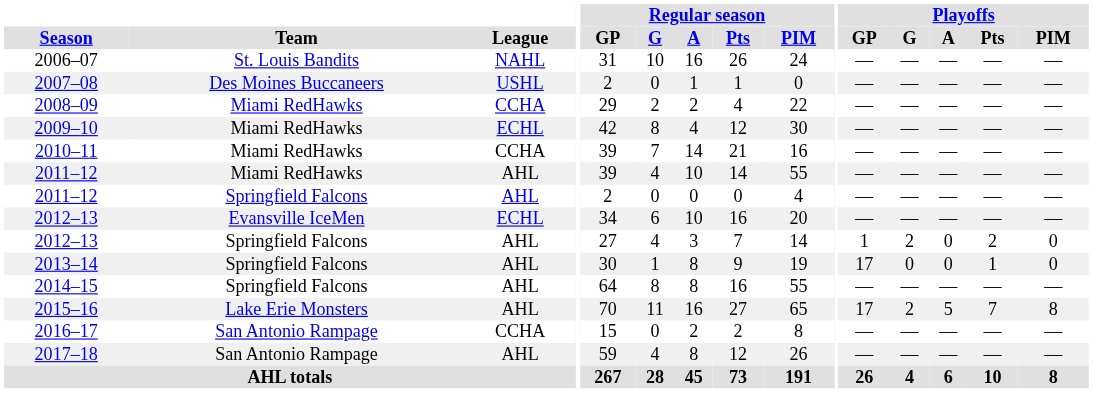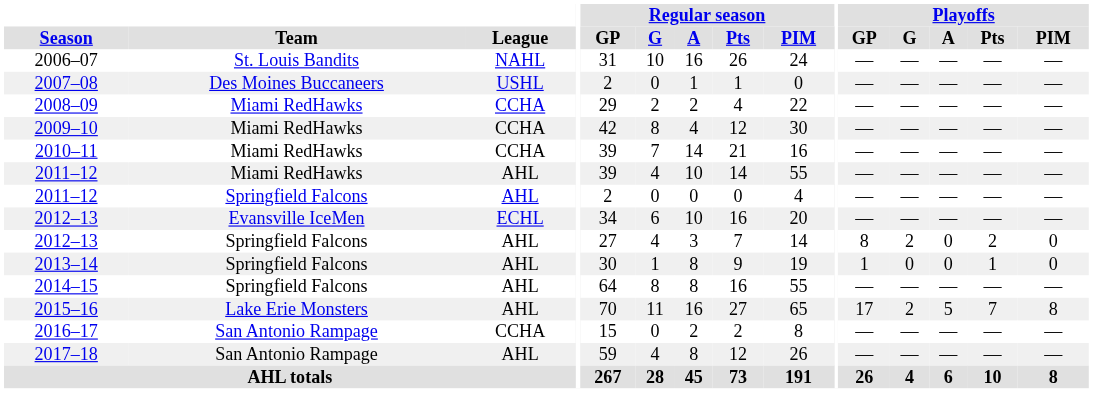(520, 128) ECHL -> (520, 128) CCHA
(864, 241) 1 -> (864, 241) 8
(864, 263) 17 -> (864, 263) 1
